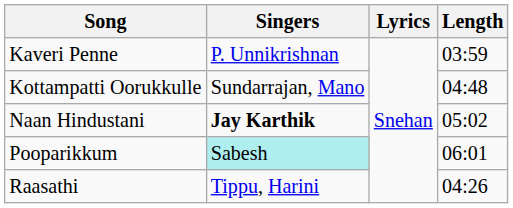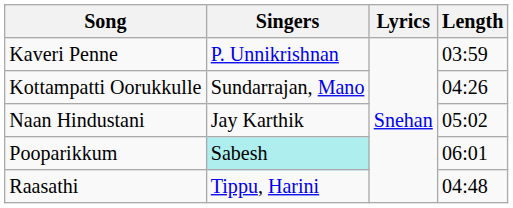(465, 87) 04:48 -> (465, 87) 04:26
(263, 120) bold -> (257, 120) normal
(465, 186) 04:26 -> (465, 186) 04:48
